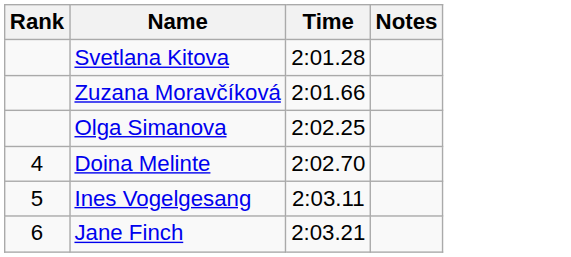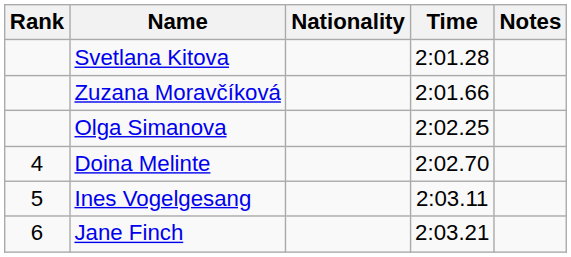+ column: (348, 22)
